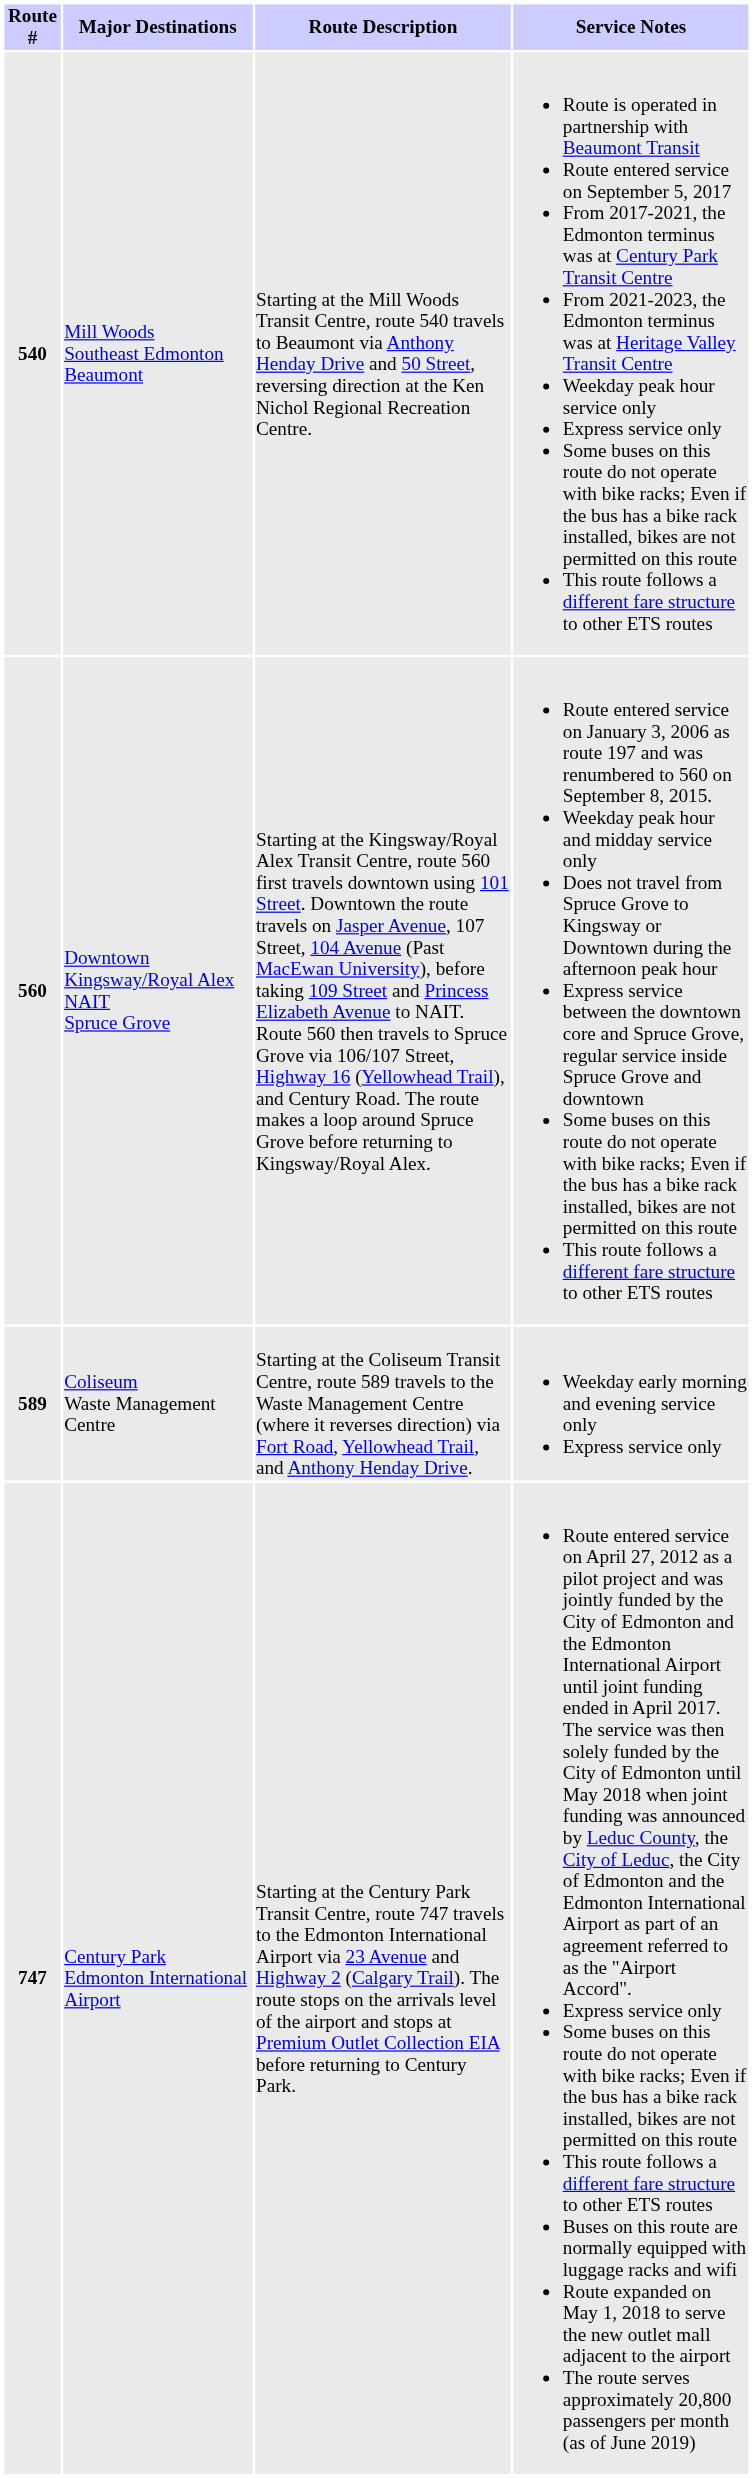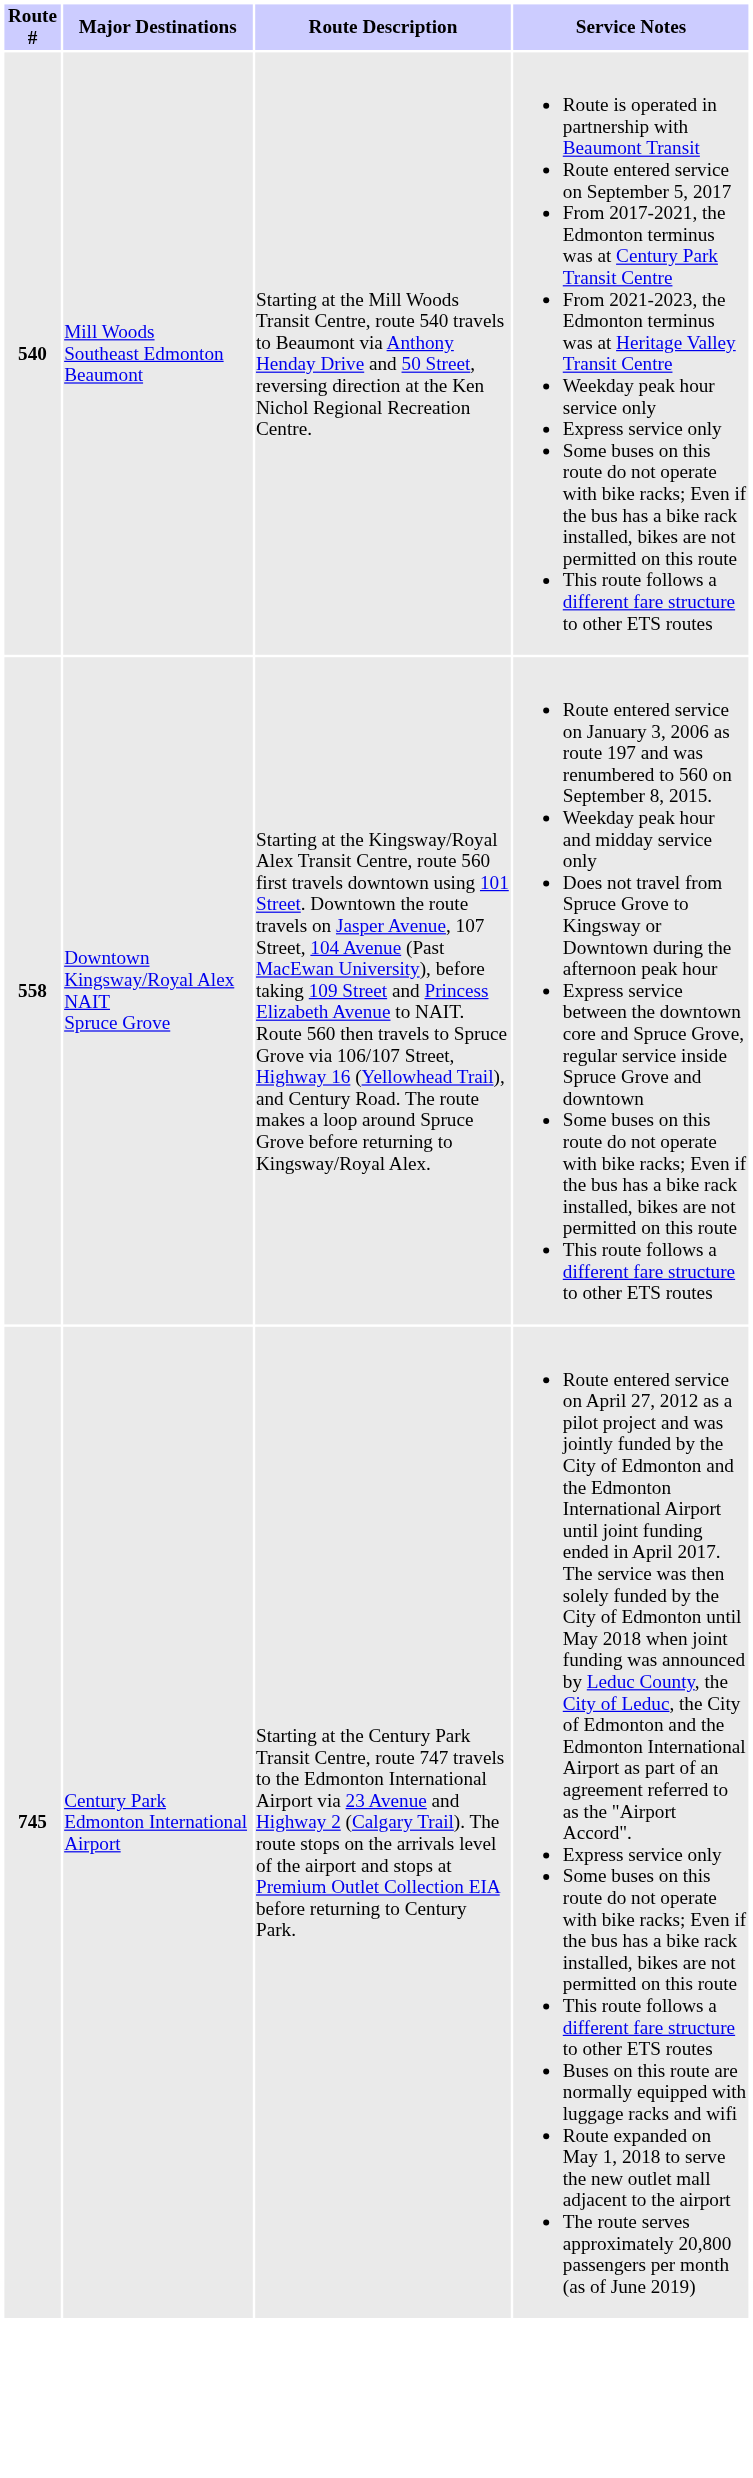(32, 990) 560 -> (32, 990) 558
- row: (140, 1403)
(32, 1978) 747 -> (32, 1822) 745
